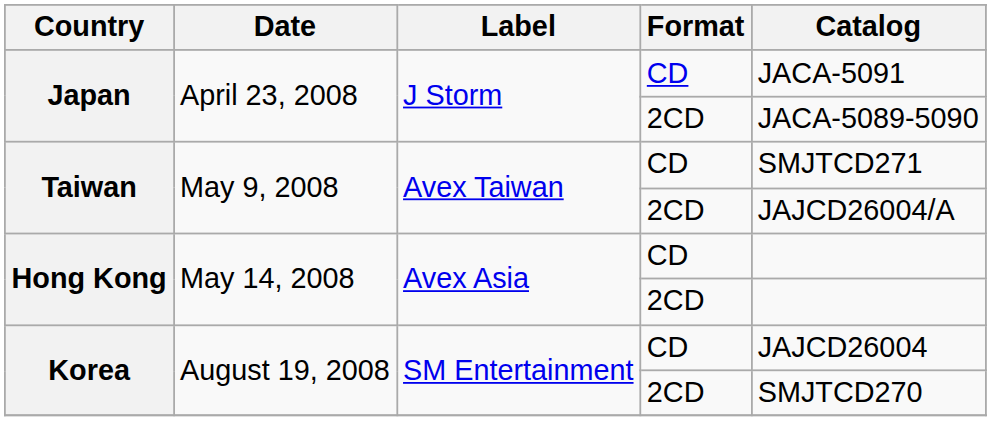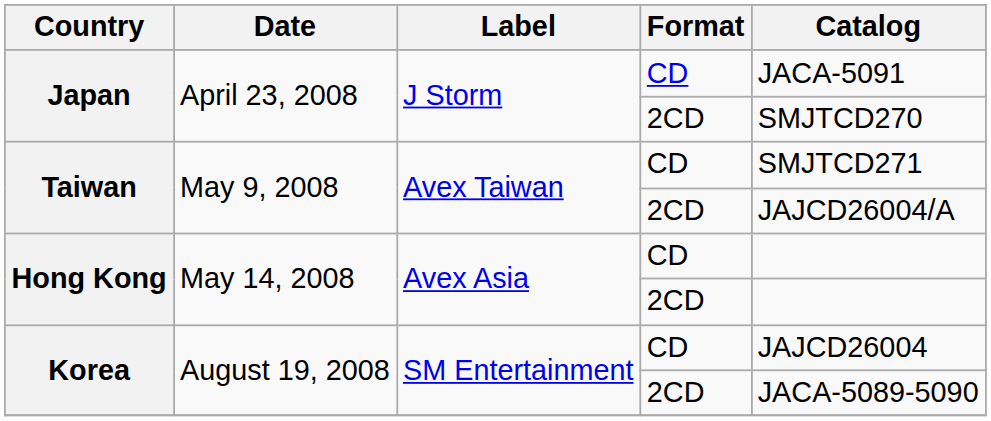(868, 118) JACA-5089-5090 -> (840, 118) SMJTCD270
(840, 392) SMJTCD270 -> (868, 392) JACA-5089-5090
